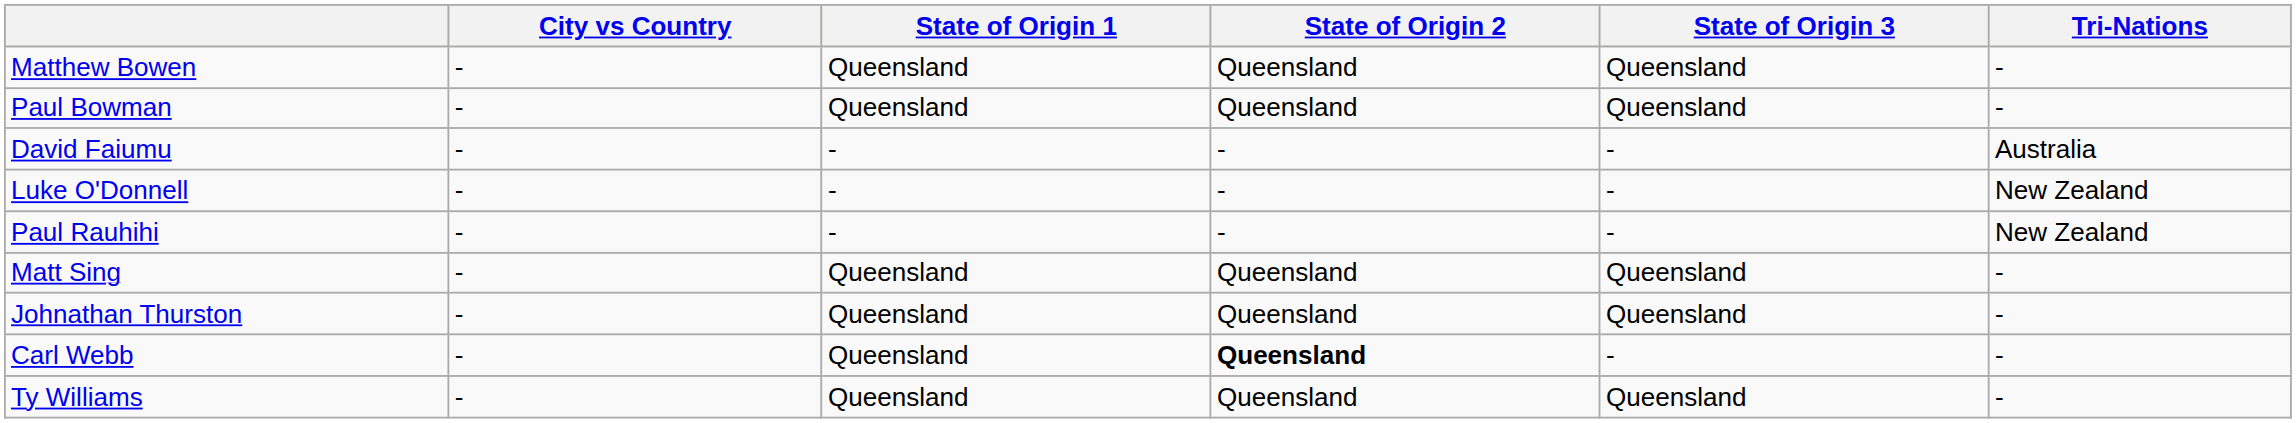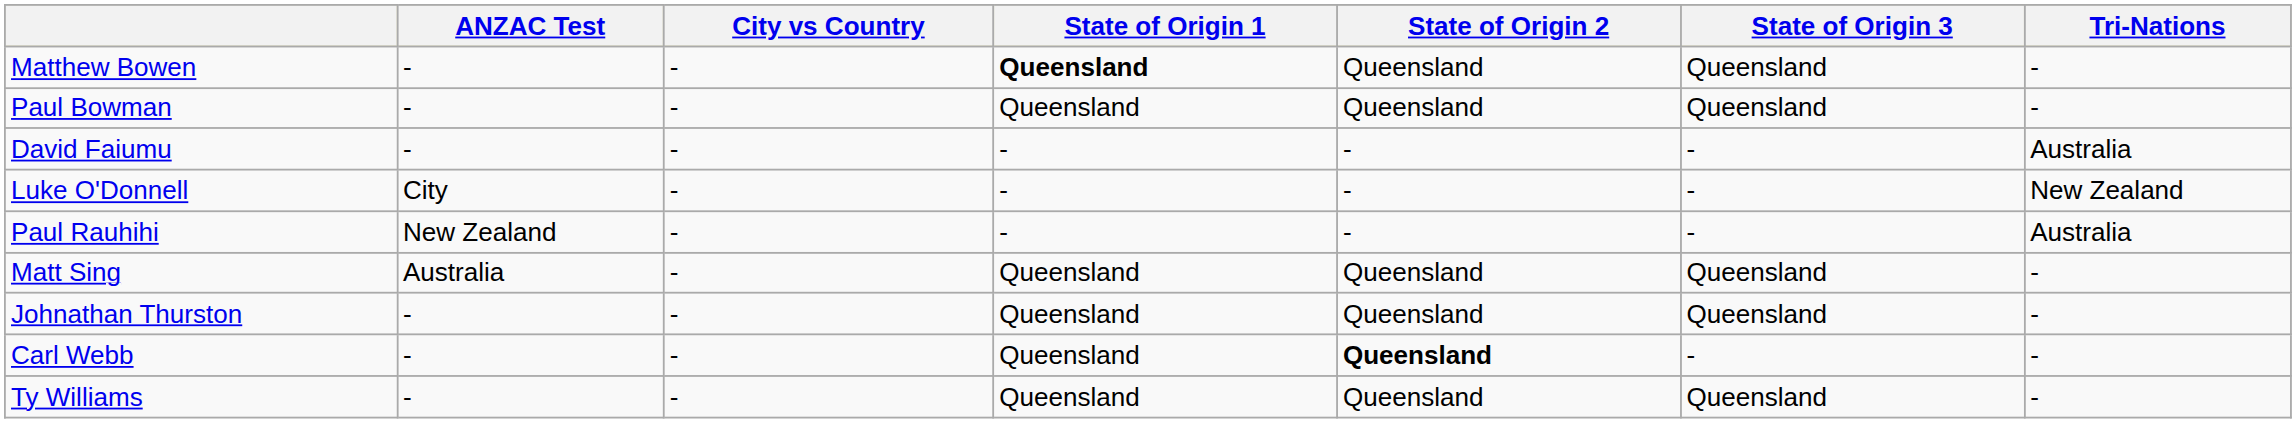+ column: (530, 26)
(1016, 67) normal -> (1165, 67) bold
(2140, 232) New Zealand -> (2157, 232) Australia
